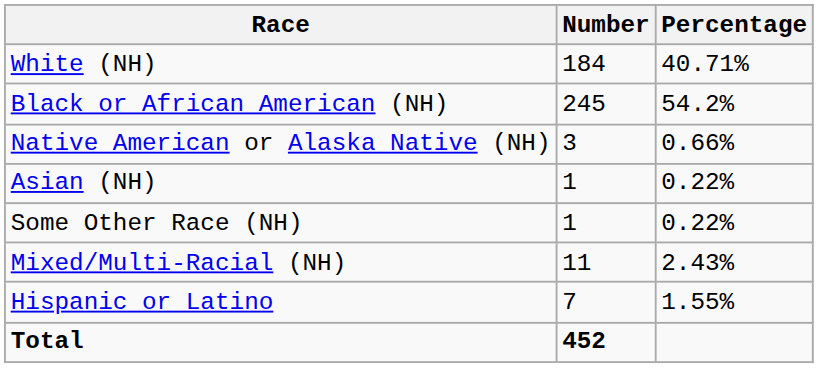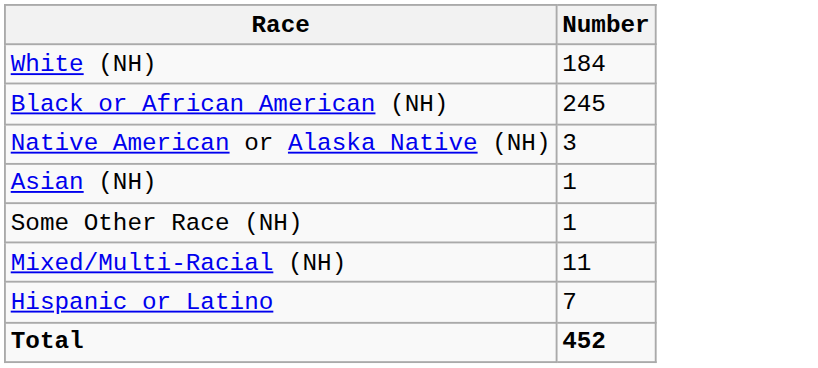- column: (734, 25)
